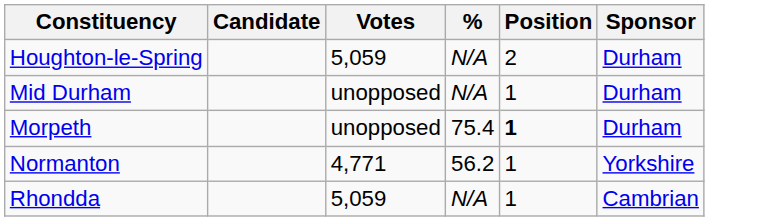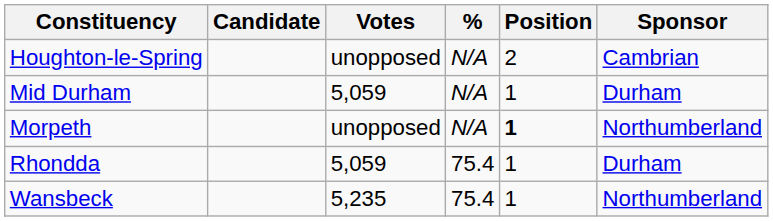(359, 57) 5,059 -> (386, 57) unopposed
(642, 57) Durham -> (651, 57) Cambrian
(386, 92) unopposed -> (359, 92) 5,059
(473, 127) 75.4 -> (470, 127) N/A
(642, 127) Durham -> (682, 127) Northumberland
- row: (65, 163)
(470, 198) N/A -> (473, 163) 75.4
(651, 198) Cambrian -> (642, 163) Durham
+ row: (61, 198)
